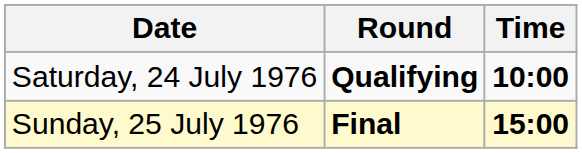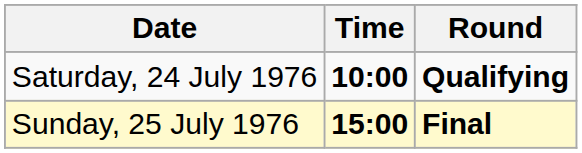columns swapped: (531, 28) <-> (405, 28)
